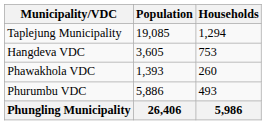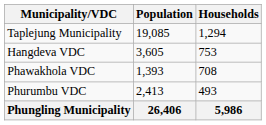(208, 71) 260 -> (208, 71) 708
(150, 91) 5,886 -> (150, 91) 2,413
